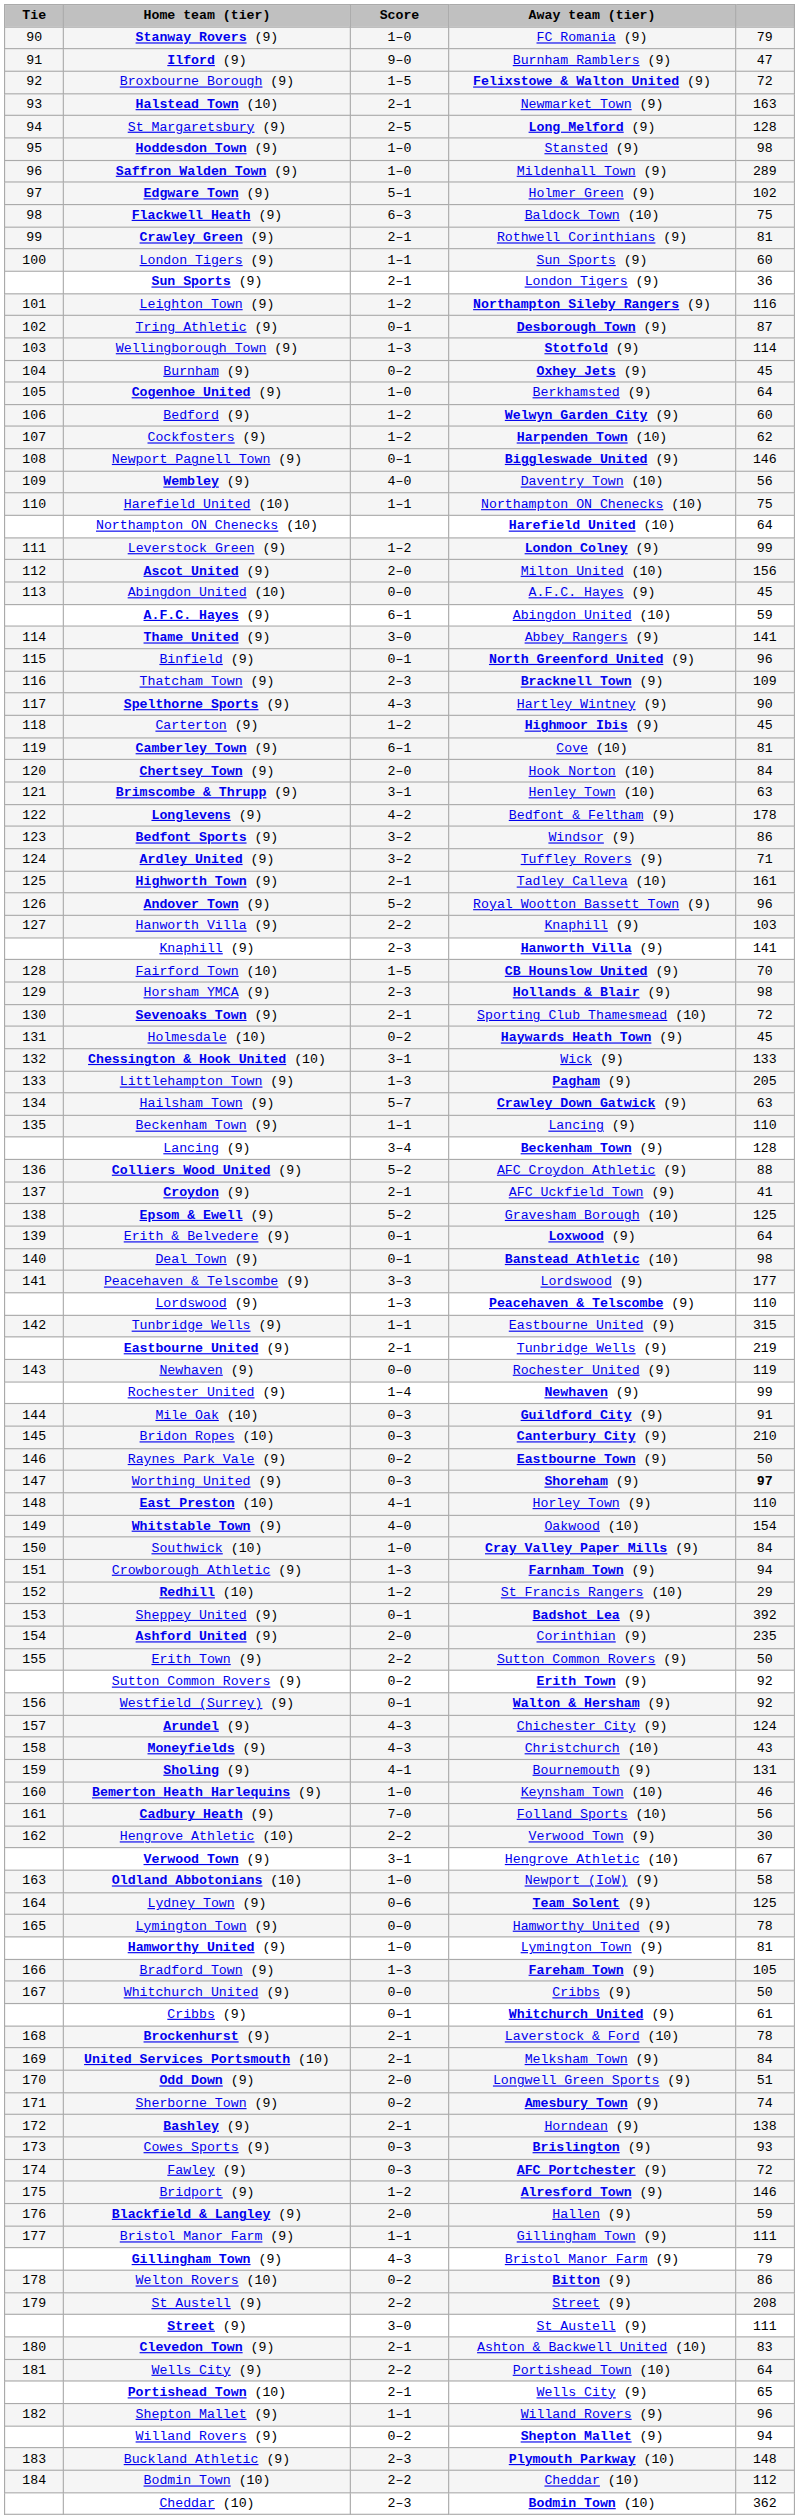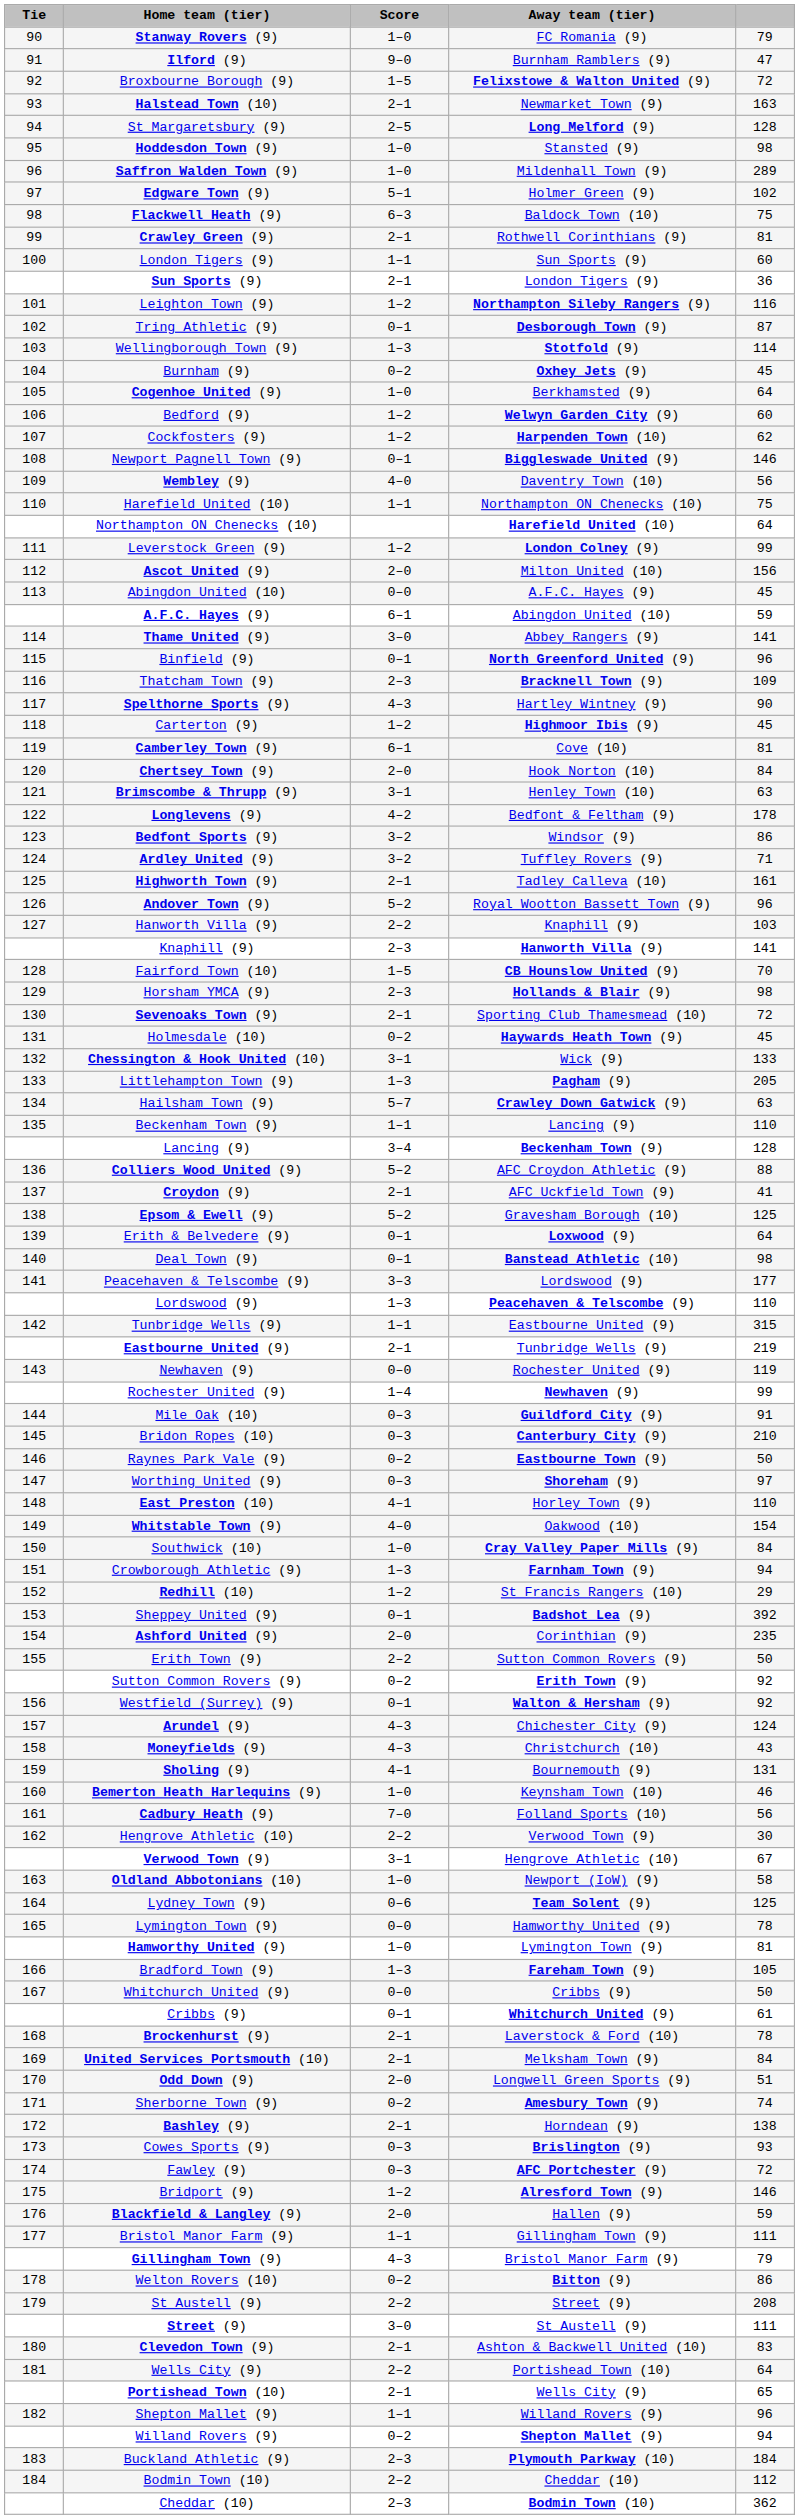(765, 1481) bold -> (765, 1481) normal
(765, 2459) 148 -> (765, 2459) 184
